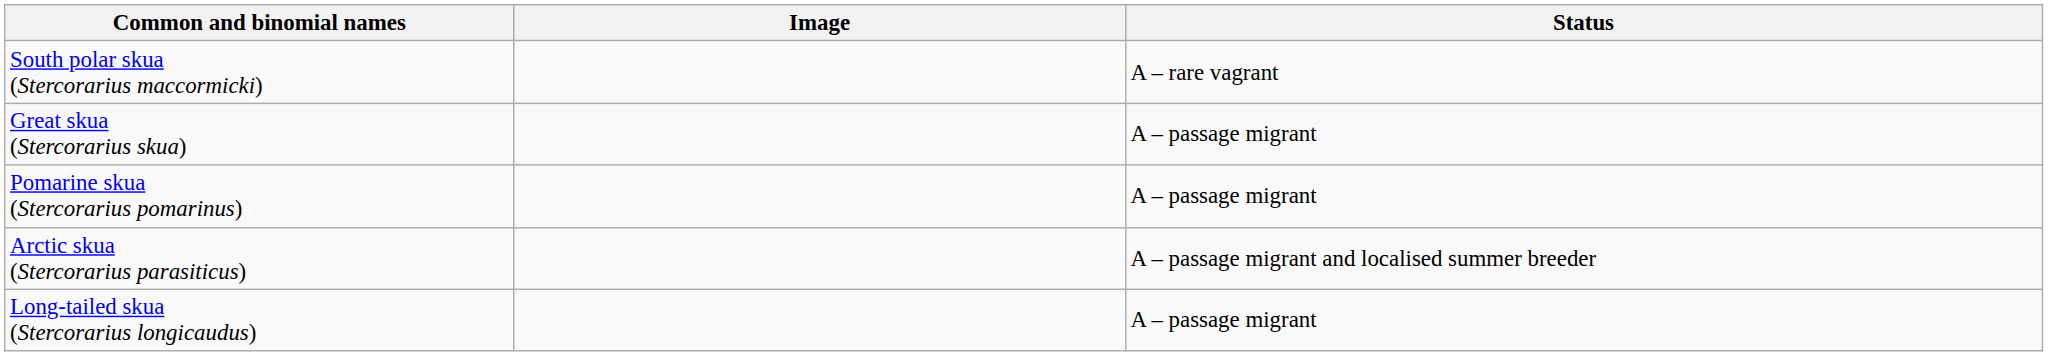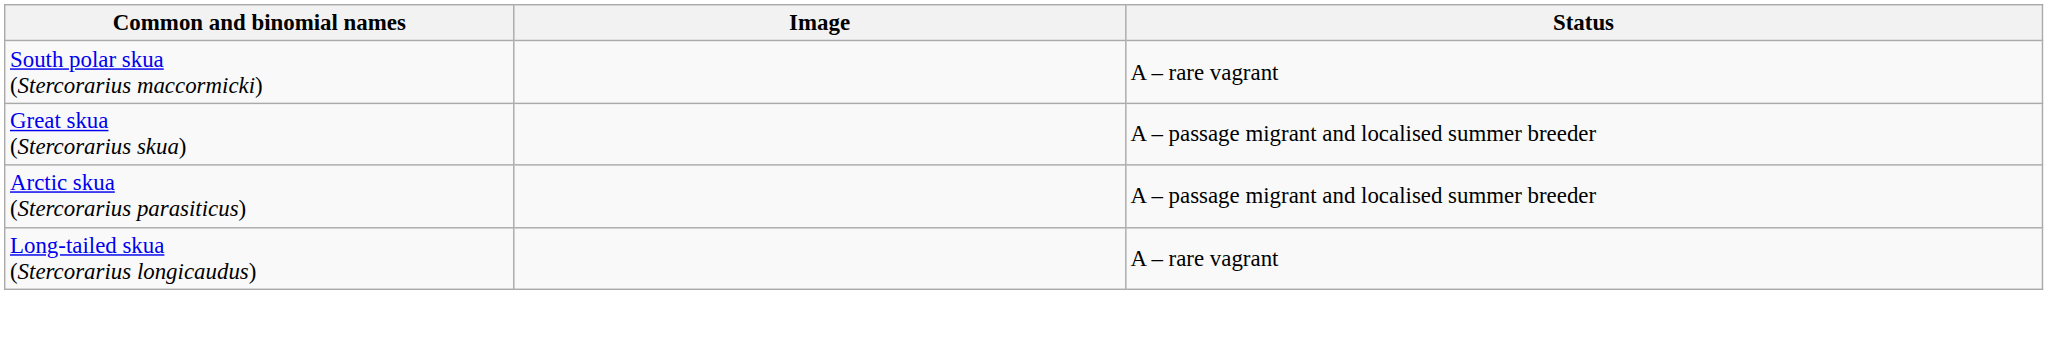(1224, 133) A – passage migrant -> (1363, 133) A – passage migrant and localised summer breeder
- row: (126, 195)
(1224, 319) A – passage migrant -> (1204, 257) A – rare vagrant
